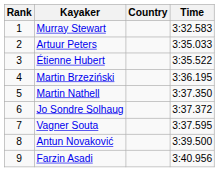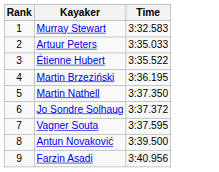- column: (148, 12)
